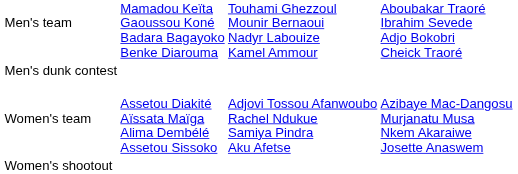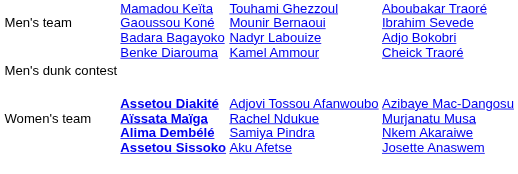(169, 125) normal -> (173, 125) bold
- row: (58, 166)
